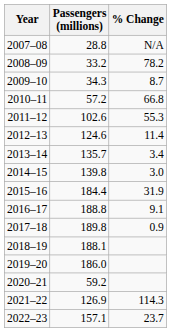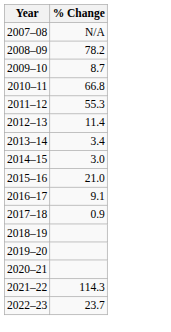- column: (80, 20)
(154, 191) 31.9 -> (95, 178) 21.0
